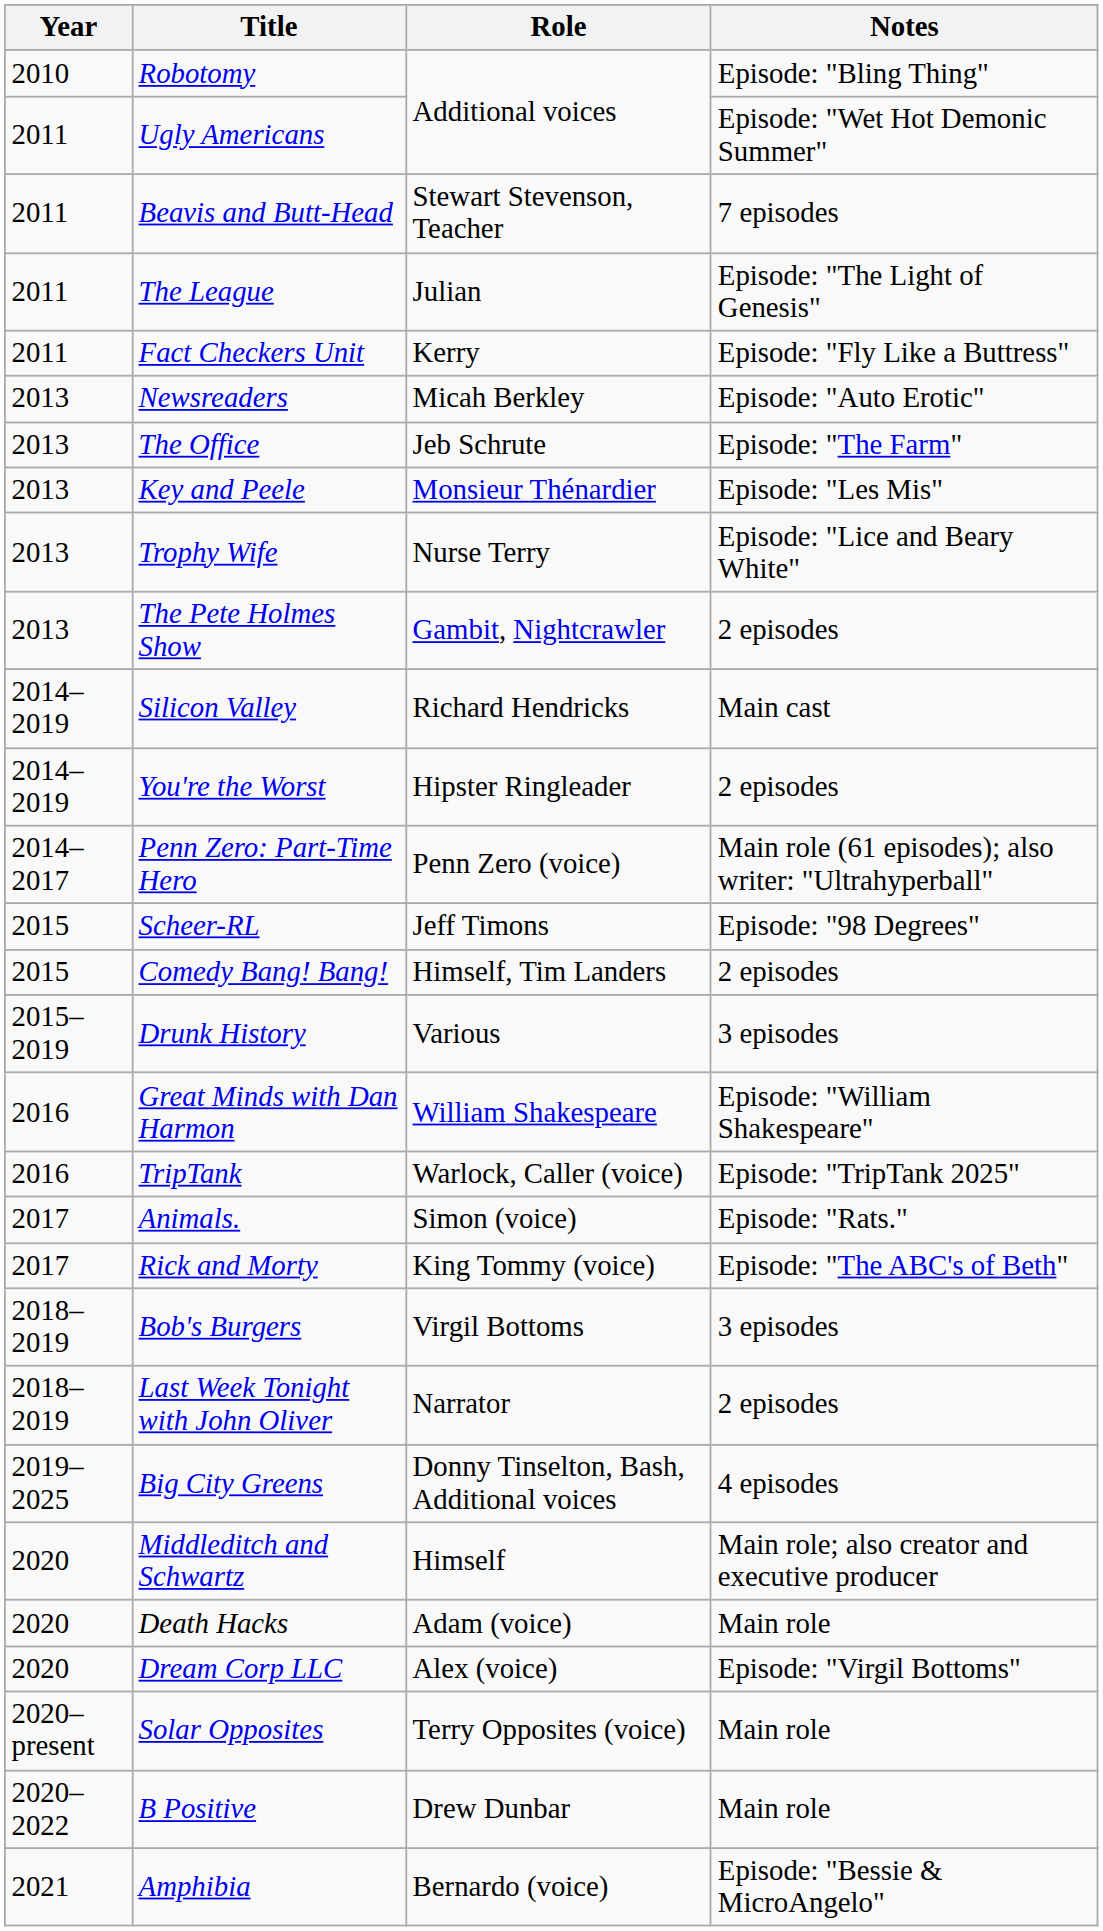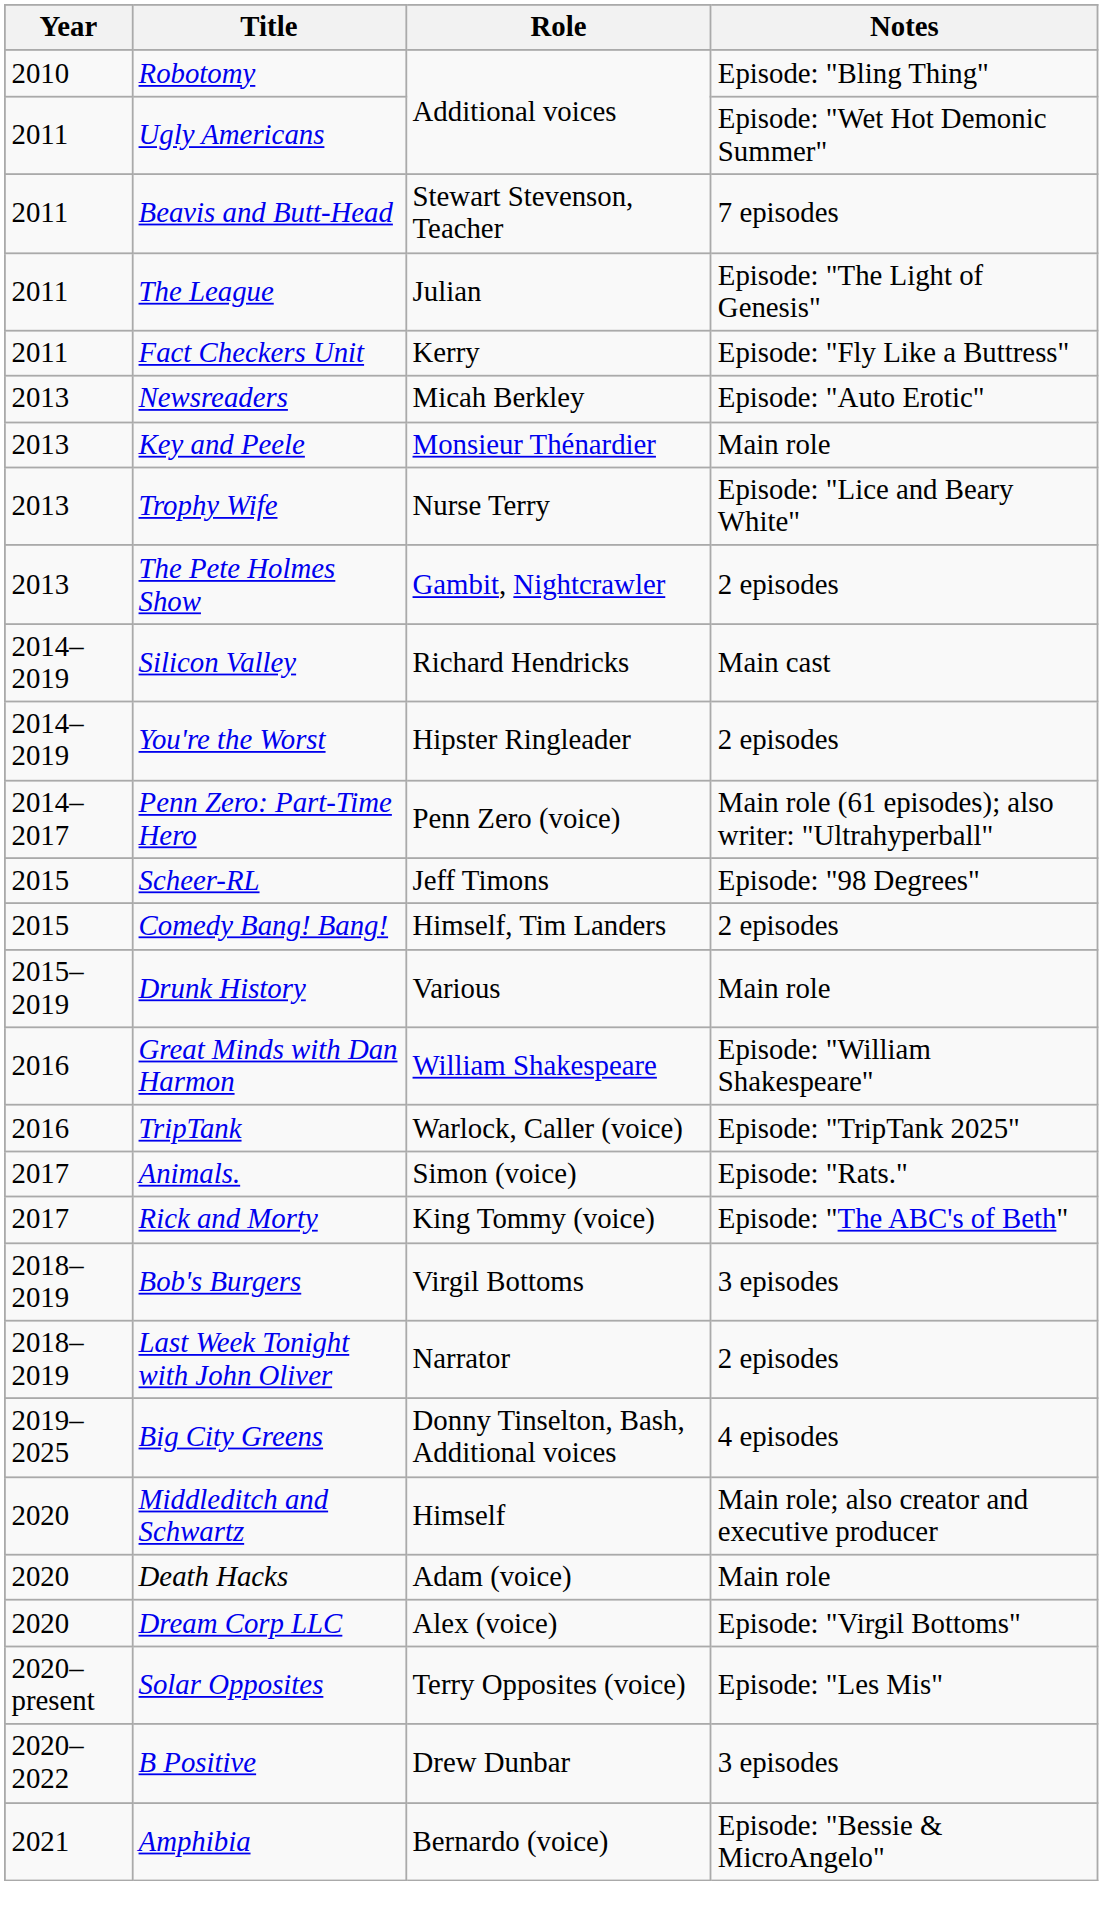- row: (199, 444)
(830, 489) Episode: "Les Mis" -> (774, 444) Main role
(778, 1033) 3 episodes -> (774, 987) Main role
(774, 1730) Main role -> (830, 1684) Episode: "Les Mis"
(774, 1808) Main role -> (778, 1762) 3 episodes
